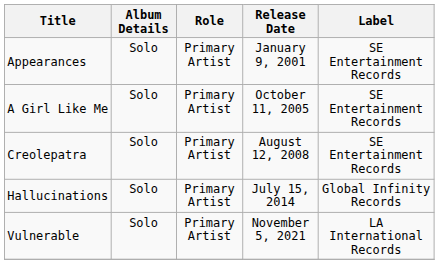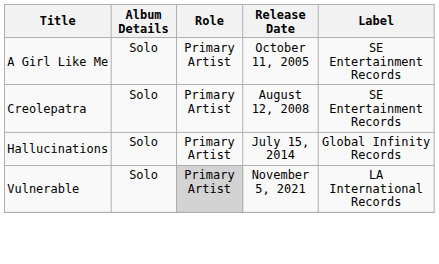- row: (47, 61)
(209, 229) no background -> (209, 182) lightgrey background
